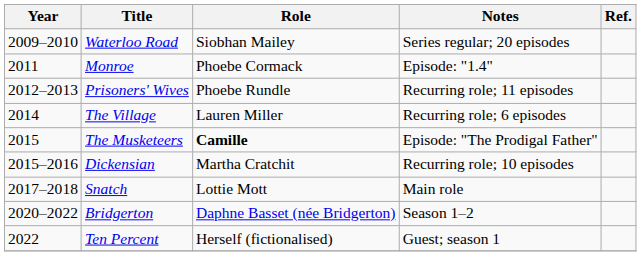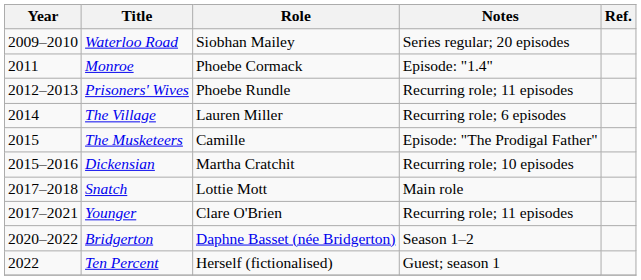(222, 139) bold -> (221, 139) normal
+ row: (111, 213)
